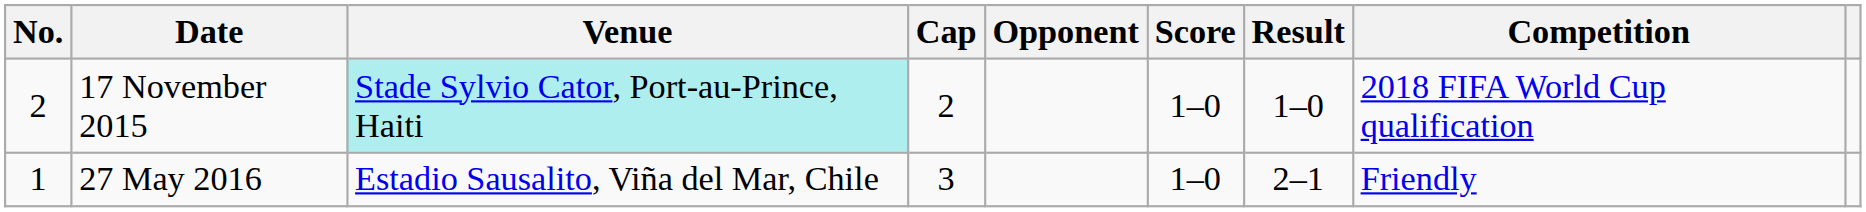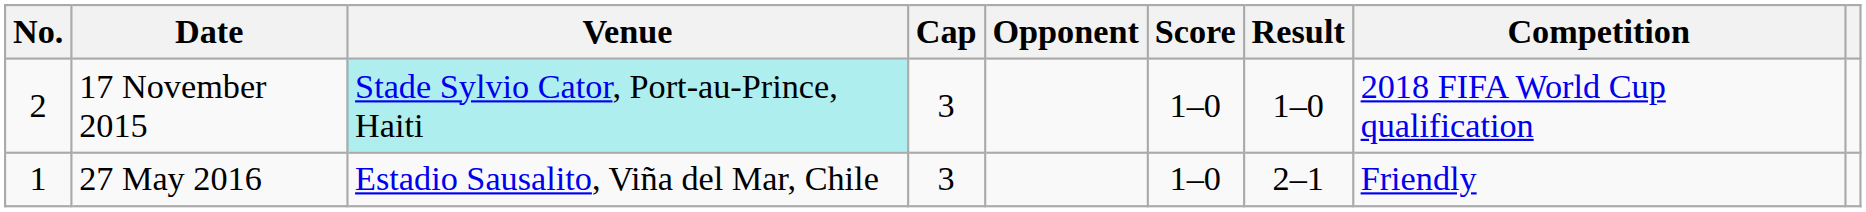(946, 105) 2 -> (946, 105) 3
